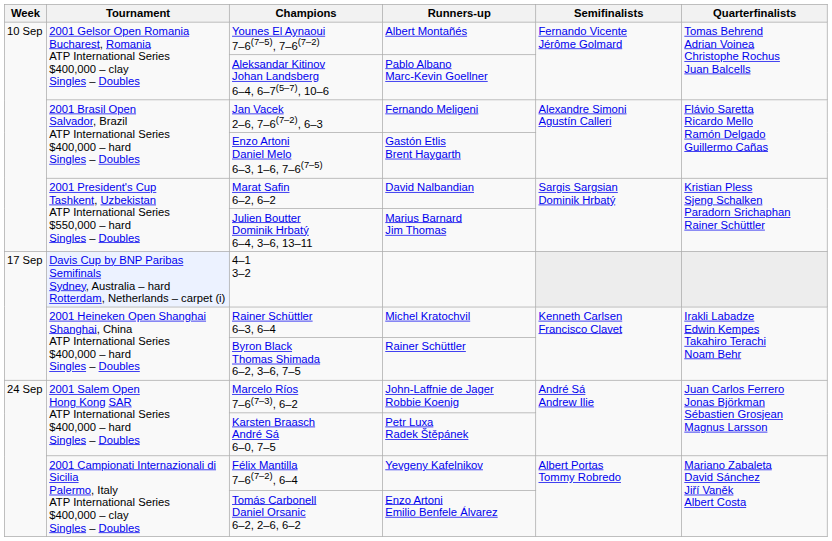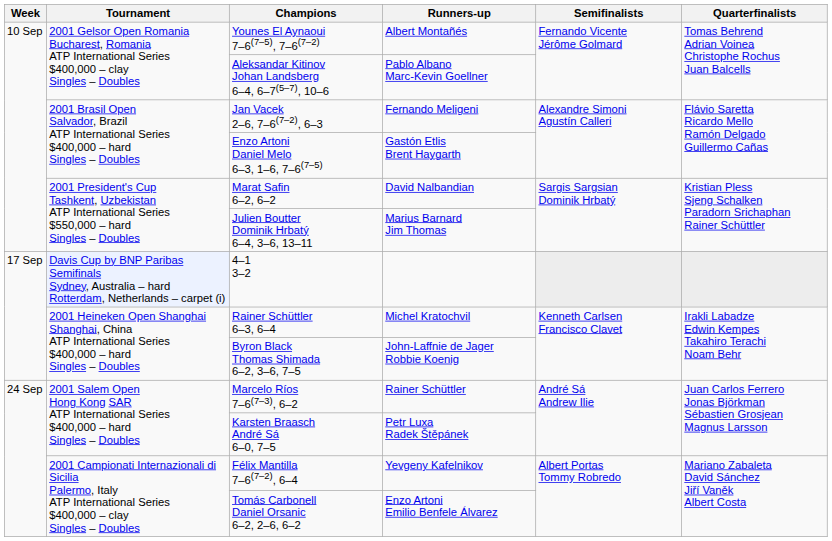(426, 346) Rainer Schüttler -> (440, 353) John-Laffnie de Jager Robbie Koenig
(440, 396) John-Laffnie de Jager Robbie Koenig -> (426, 389) Rainer Schüttler
